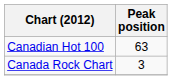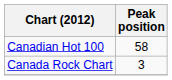(141, 46) 63 -> (141, 46) 58
